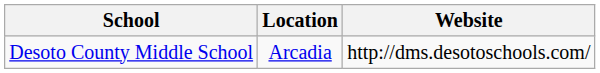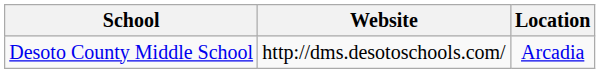columns swapped: (300, 20) <-> (469, 20)
